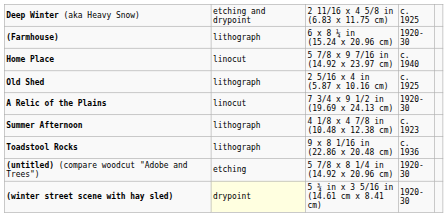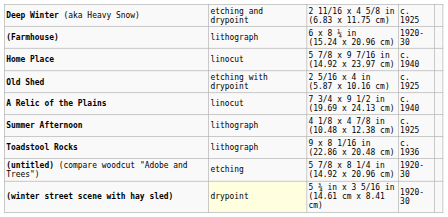(237, 82) lithograph -> (239, 82) etching with drypoint
(412, 104) 1920-30 -> (410, 104) c. 1940
(410, 126) c. 1923 -> (410, 126) c. 1925
